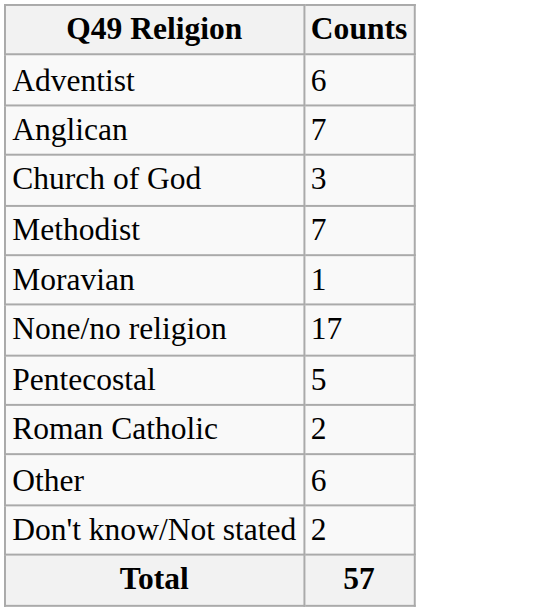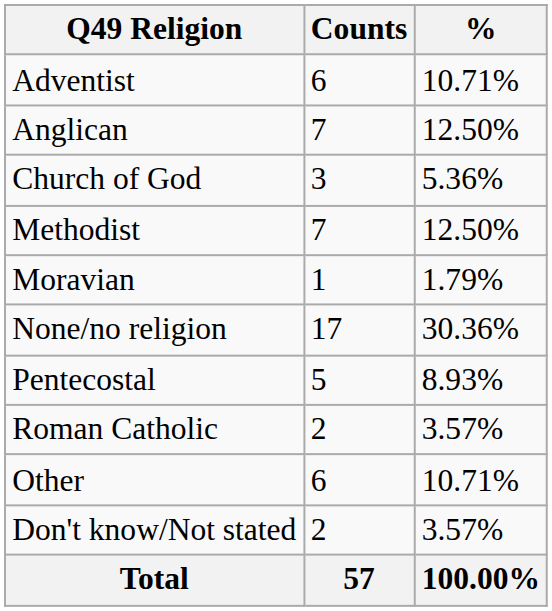+ column: (481, 29)
